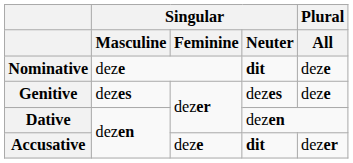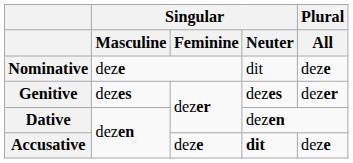(255, 68) bold -> (255, 68) normal
(316, 94) deze -> (319, 94) dezer
(319, 145) dezer -> (316, 145) deze
